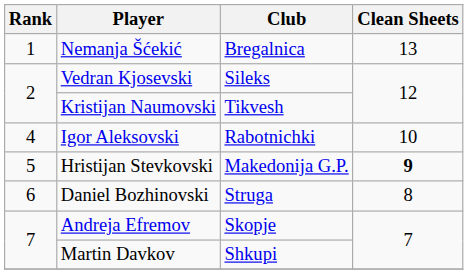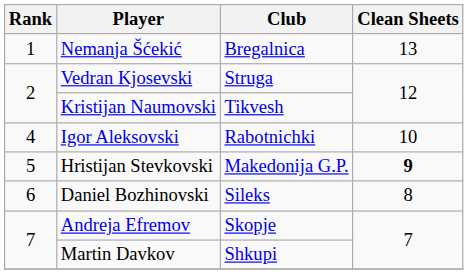(247, 78) Sileks -> (249, 78) Struga
(249, 195) Struga -> (247, 195) Sileks
